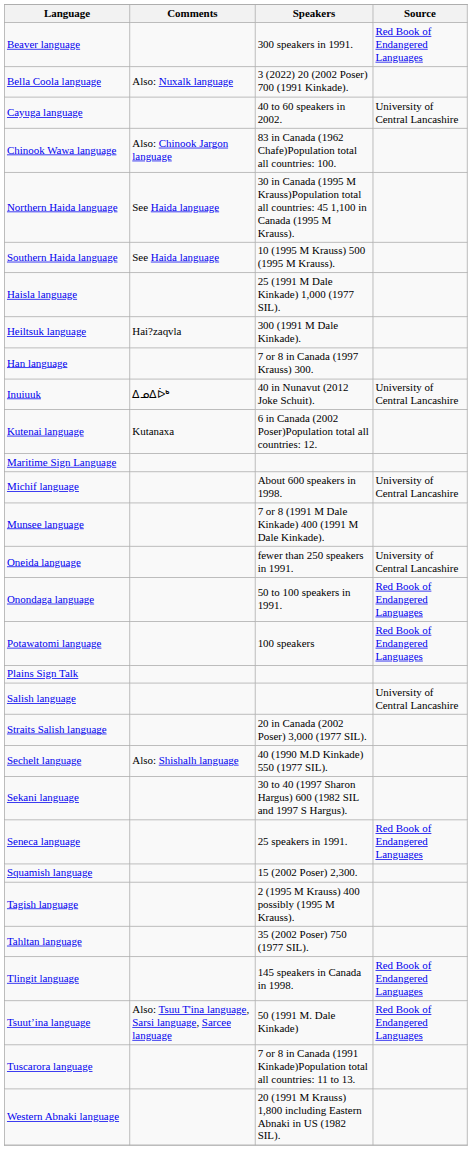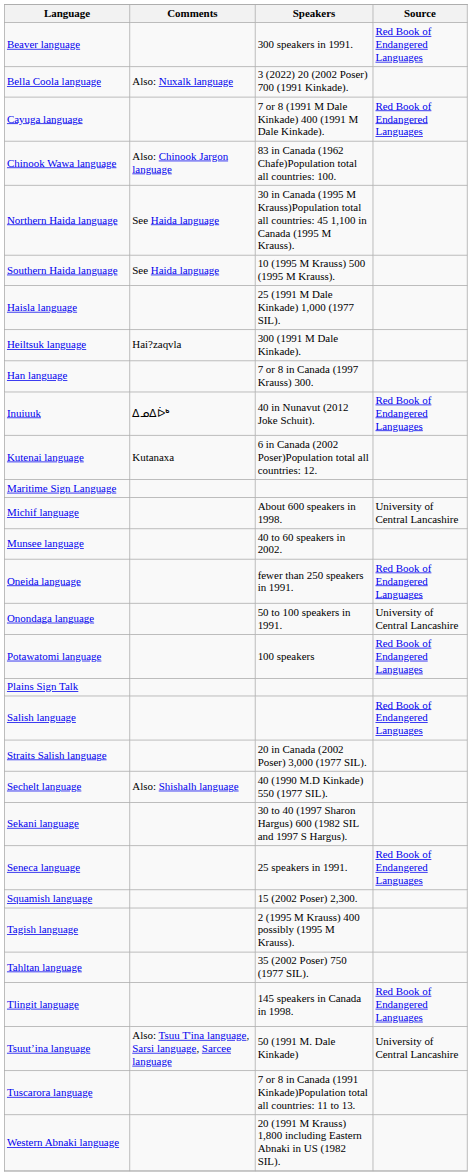(301, 113) 40 to 60 speakers in 2002. -> (308, 119) 7 or 8 (1991 M Dale Kinkade) 400 (1991 M Dale Kinkade).
(417, 113) University of Central Lancashire -> (403, 119) Red Book of Endangered Languages
(417, 394) University of Central Lancashire -> (403, 414) Red Book of Endangered Languages
(308, 525) 7 or 8 (1991 M Dale Kinkade) 400 (1991 M Dale Kinkade). -> (301, 544) 40 to 60 speakers in 2002.
(417, 562) University of Central Lancashire -> (403, 581) Red Book of Endangered Languages
(403, 599) Red Book of Endangered Languages -> (417, 619) University of Central Lancashire
(417, 699) University of Central Lancashire -> (403, 718) Red Book of Endangered Languages
(403, 1023) Red Book of Endangered Languages -> (417, 1049) University of Central Lancashire
